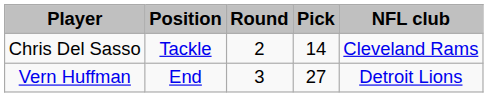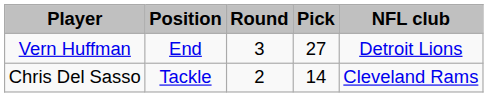rows swapped: (75, 77) <-> (75, 48)
